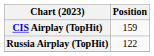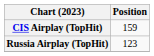(130, 43) 122 -> (130, 43) 123
